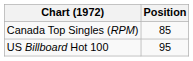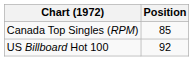(165, 47) 95 -> (165, 47) 92
